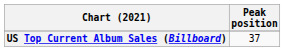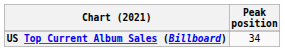(255, 39) 37 -> (255, 39) 34
